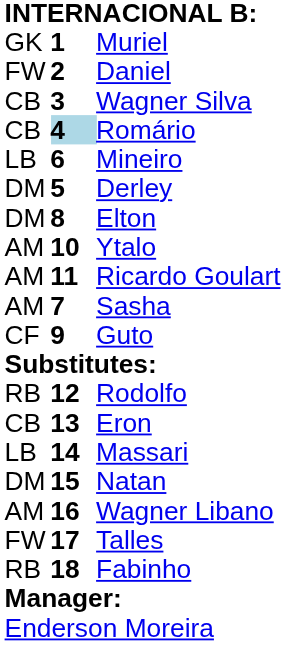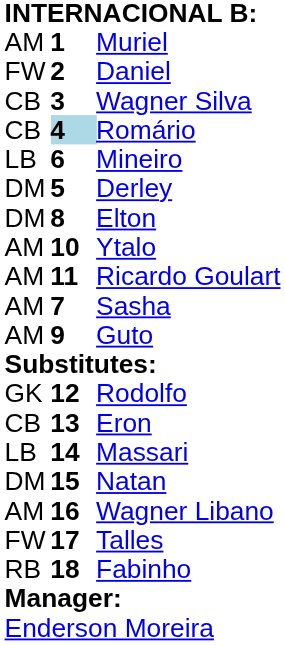(24, 42) GK -> (24, 42) AM
(22, 335) CF -> (24, 335) AM
(23, 393) RB -> (24, 393) GK
